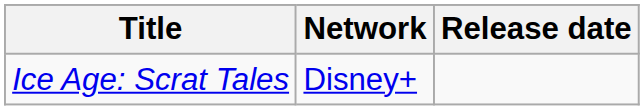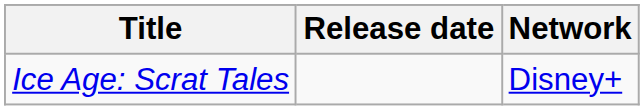columns swapped: (536, 29) <-> (365, 29)
